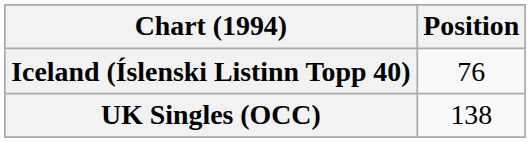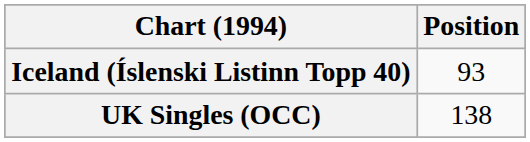(471, 70) 76 -> (471, 70) 93
